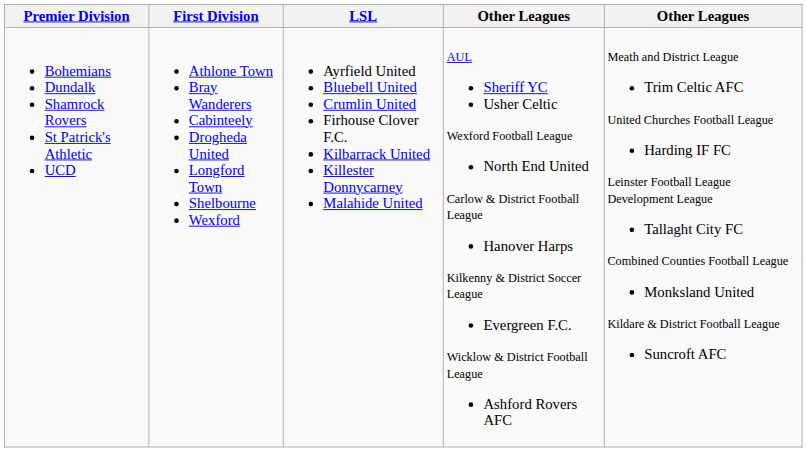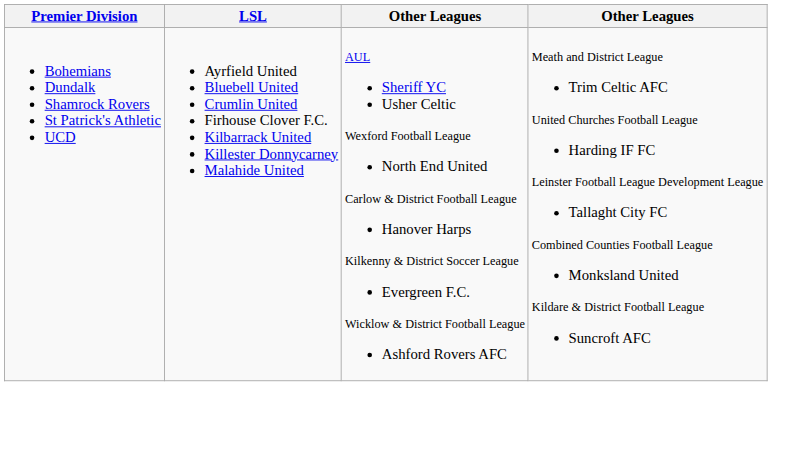- column: (216, 16)
